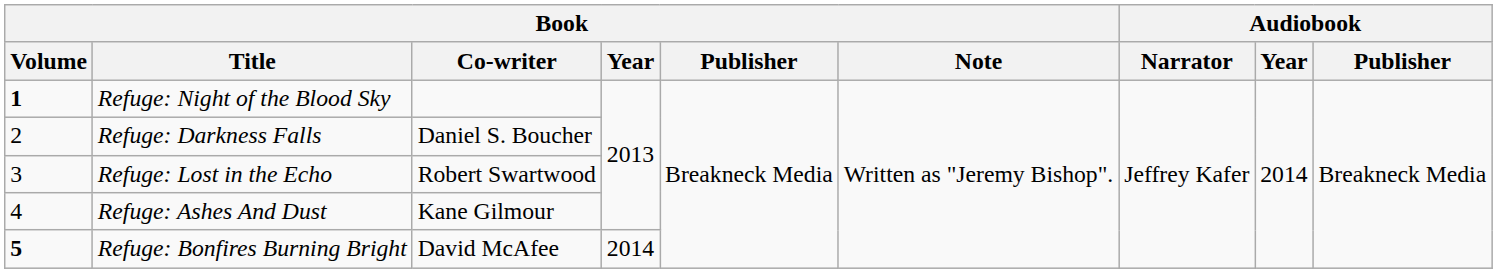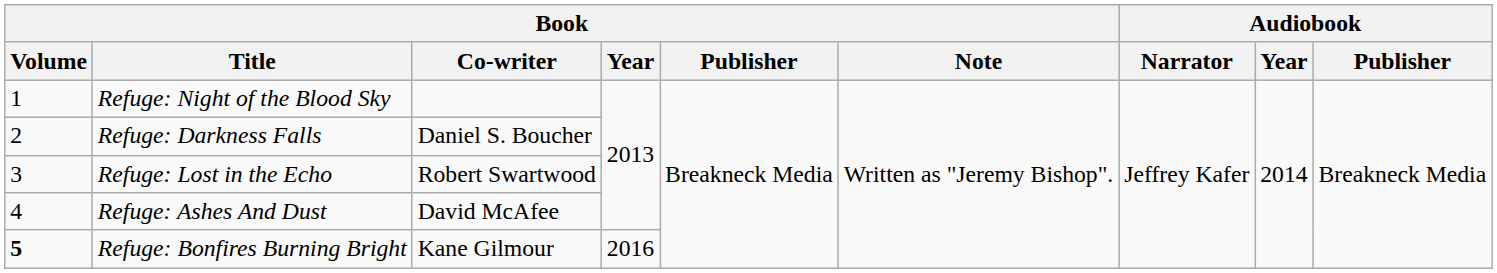(16, 98) bold -> (16, 98) normal
(486, 211) Kane Gilmour -> (488, 211) David McAfee
(488, 248) David McAfee -> (486, 248) Kane Gilmour
(631, 248) 2014 -> (631, 248) 2016
